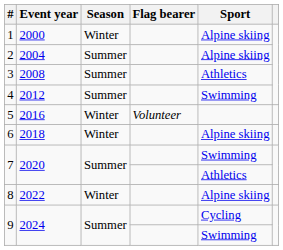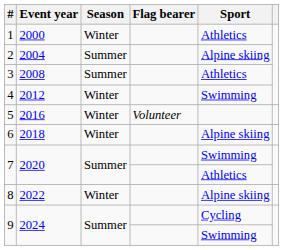(235, 34) Alpine skiing -> (224, 34) Athletics
(105, 94) Summer -> (101, 94) Winter
